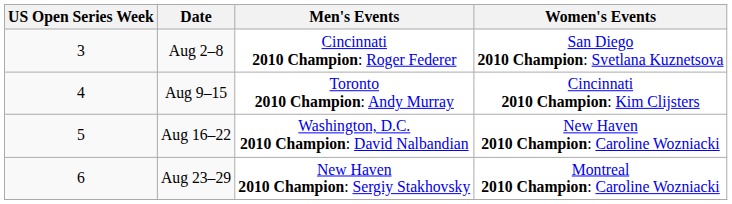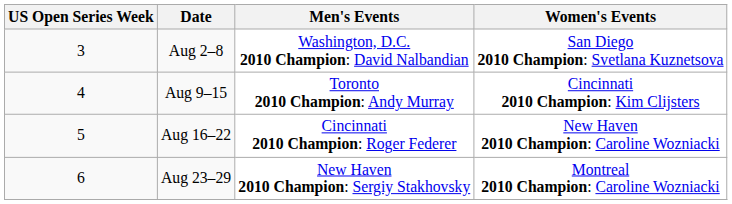(354, 50) Cincinnati 2010 Champion: Roger Federer -> (354, 50) Washington, D.C. 2010 Champion: David Nalbandian
(354, 135) Washington, D.C. 2010 Champion: David Nalbandian -> (354, 135) Cincinnati 2010 Champion: Roger Federer
